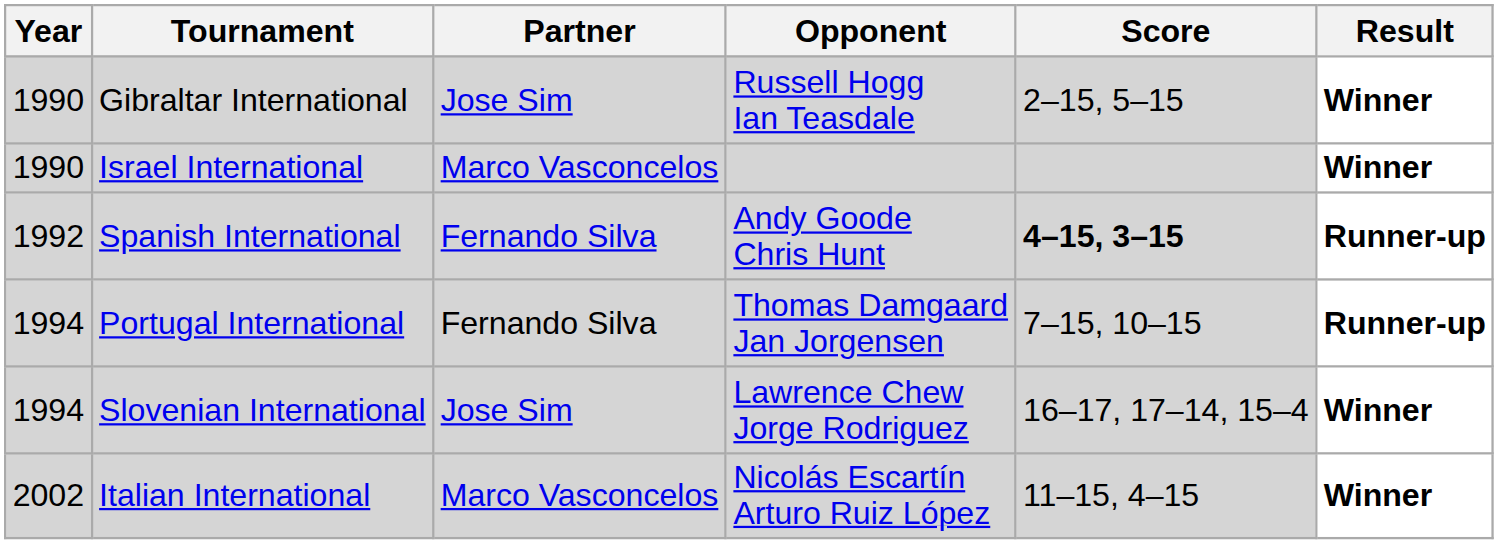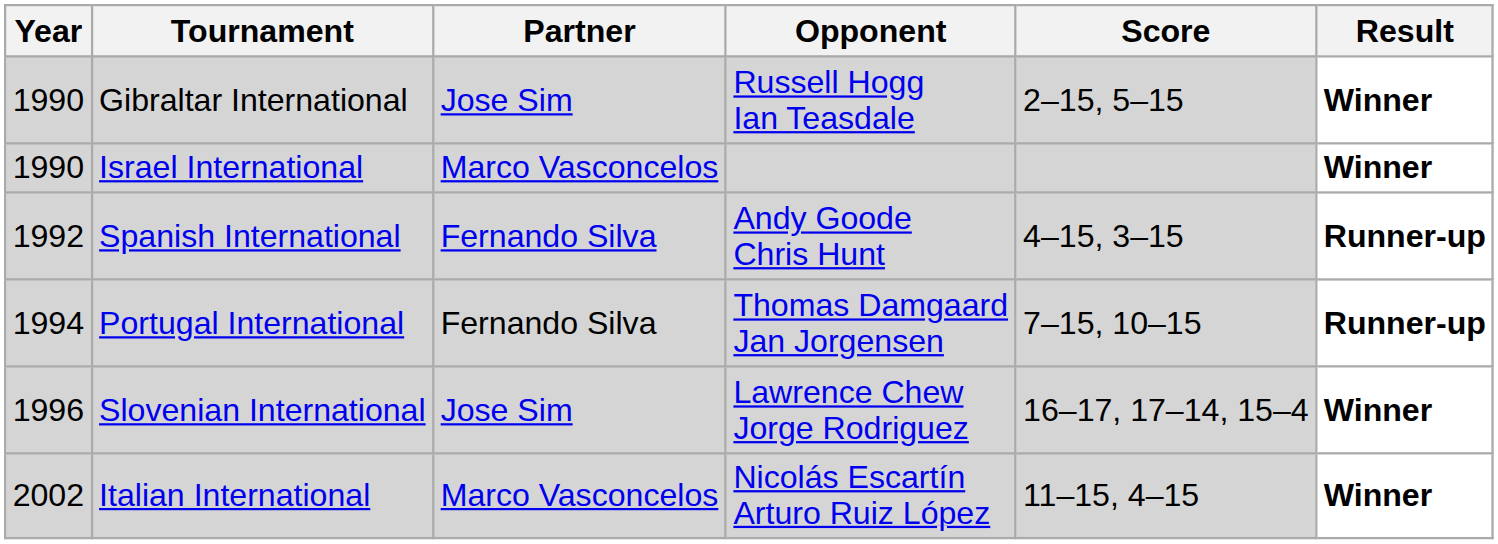(1103, 237) bold -> (1103, 237) normal
(48, 409) 1994 -> (48, 409) 1996
